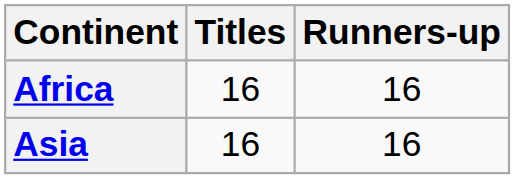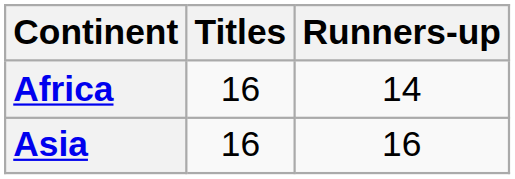(402, 88) 16 -> (402, 88) 14
